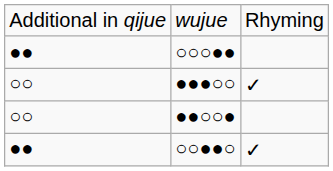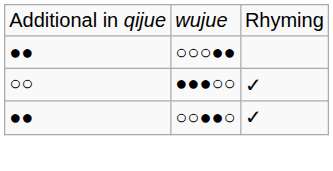- row: (205, 116)
